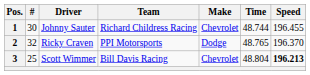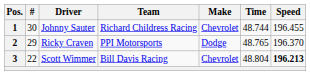(32, 43) 32 -> (32, 43) 29
(32, 59) 25 -> (32, 59) 22
